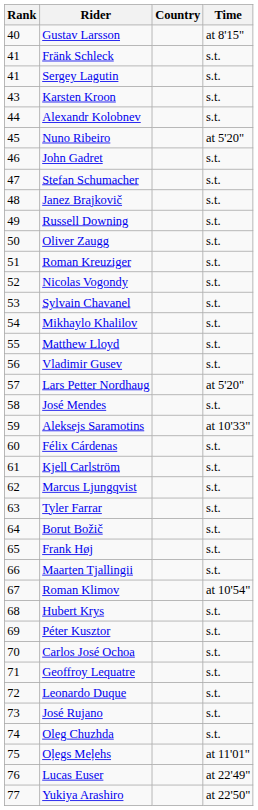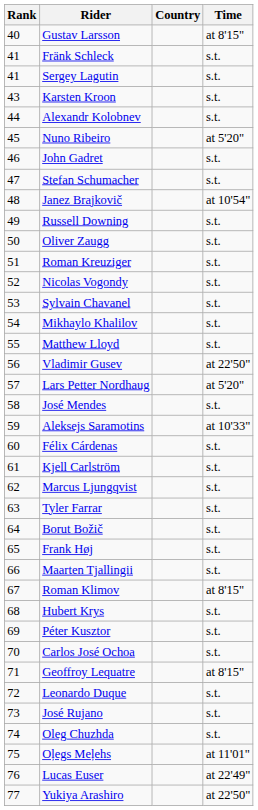(213, 199) s.t. -> (228, 199) at 10'54"
(213, 364) s.t. -> (228, 364) at 22'50"
(228, 590) at 10'54" -> (225, 590) at 8'15"
(213, 672) s.t. -> (225, 672) at 8'15"
